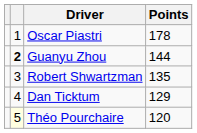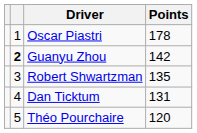(160, 56) 144 -> (160, 56) 142
(160, 97) 129 -> (160, 97) 131
(17, 117) lightyellow background -> (17, 117) no background
